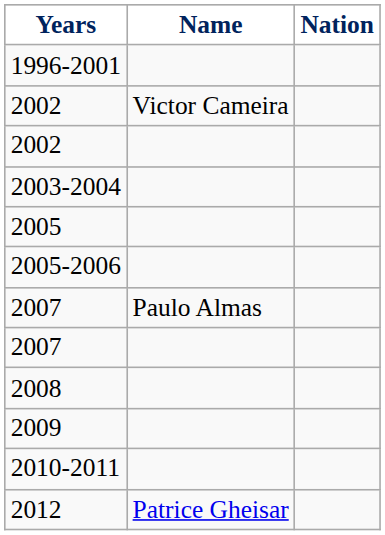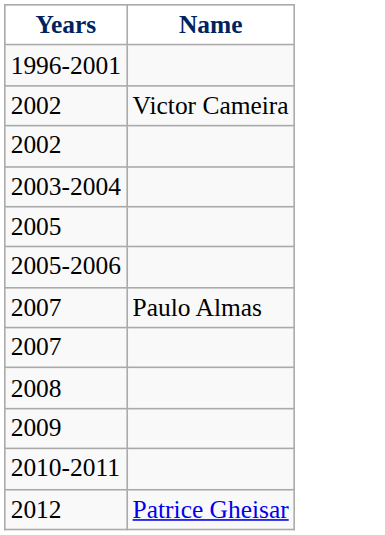- column: (337, 24)
